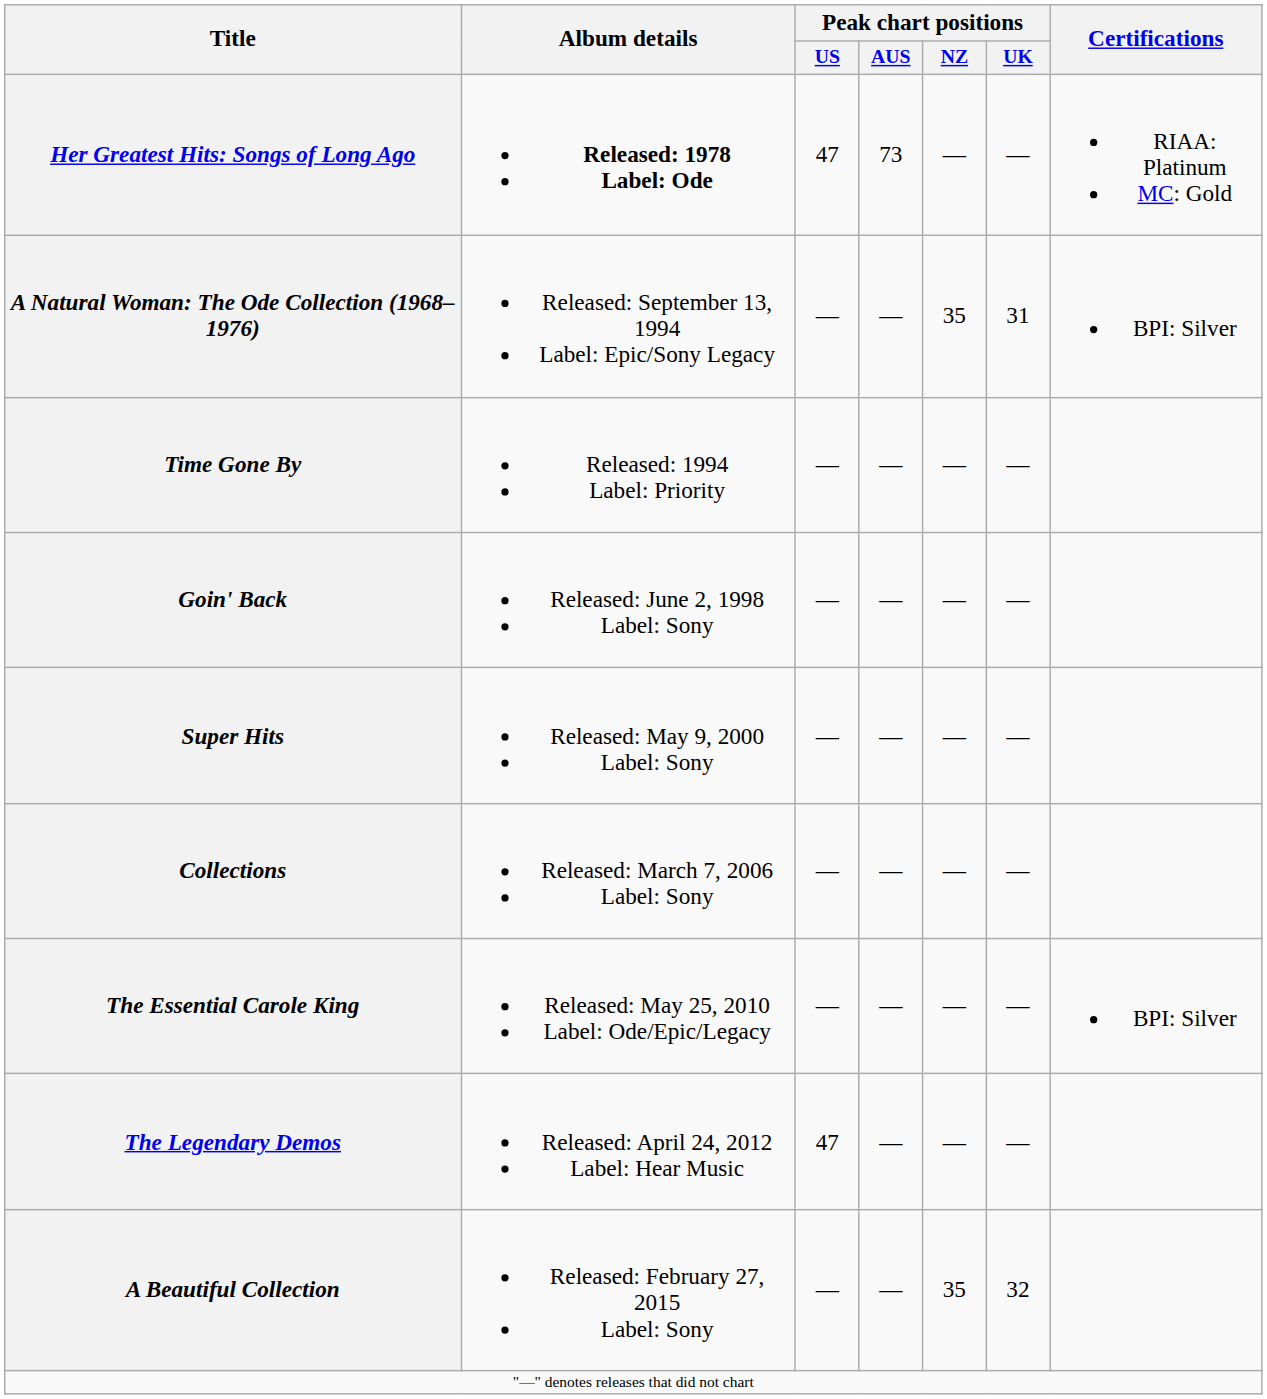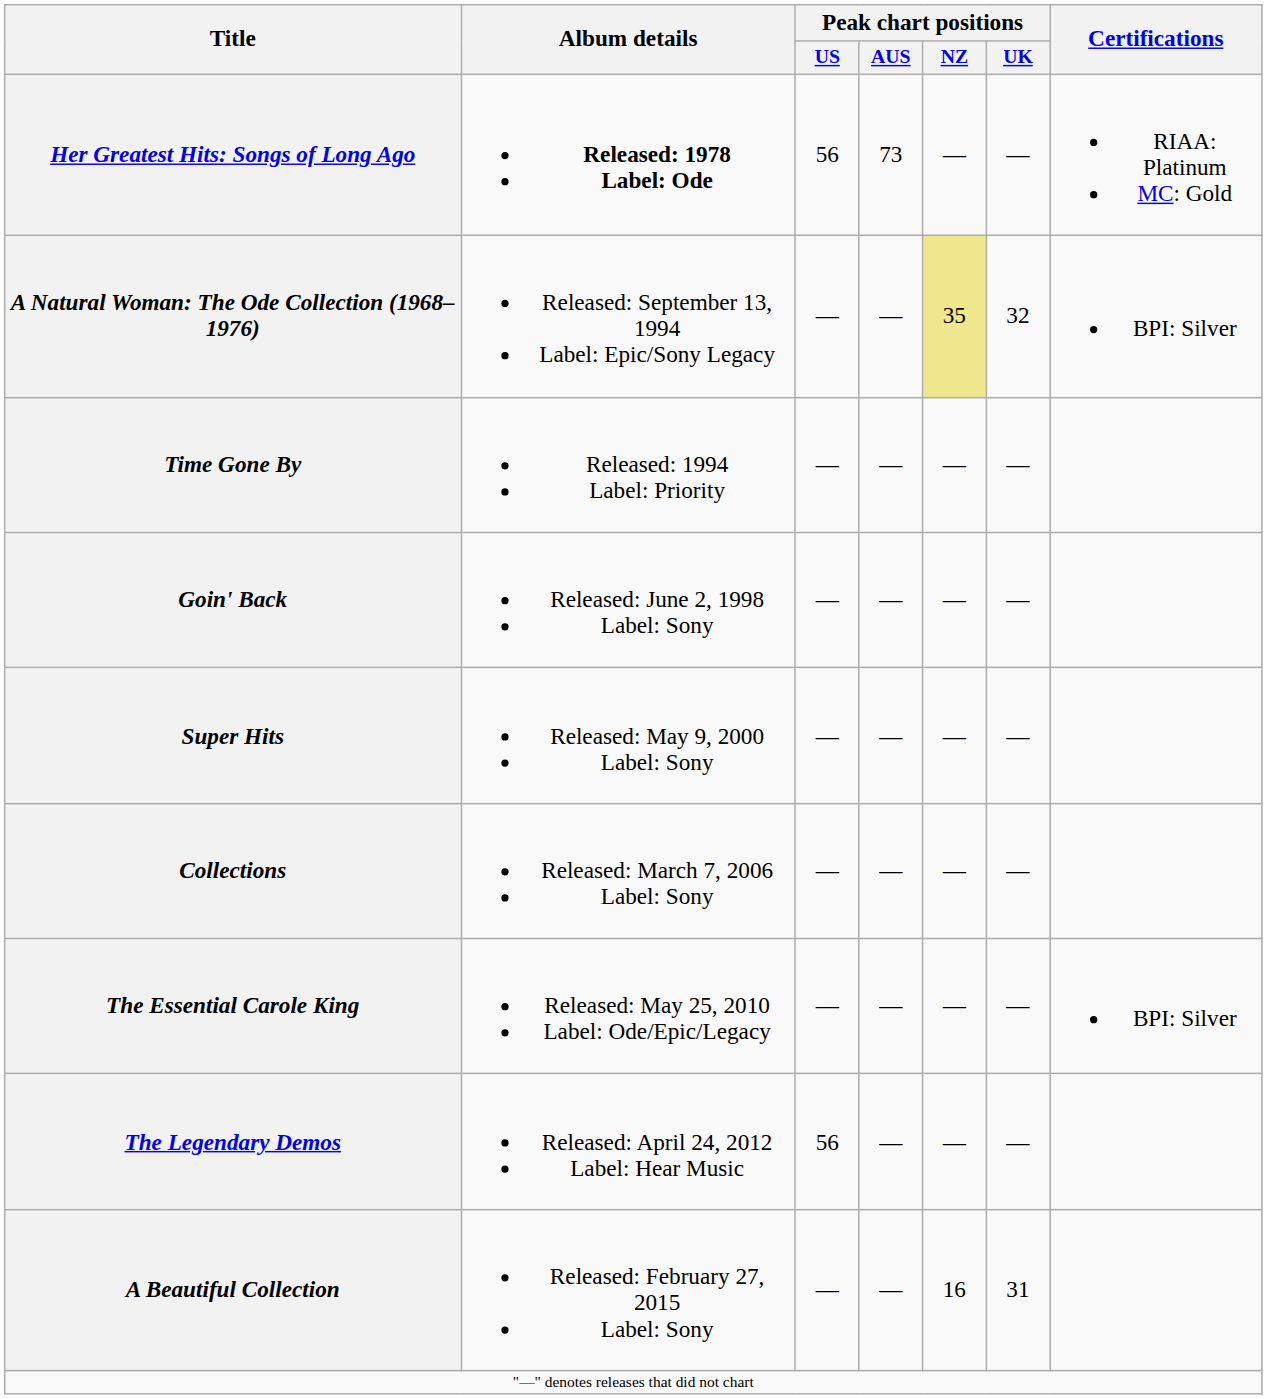(827, 154) 47 -> (827, 154) 56
(954, 316) no background -> (954, 316) khaki background
(1018, 316) 31 -> (1018, 316) 32
(827, 1141) 47 -> (827, 1141) 56
(954, 1289) 35 -> (954, 1289) 16
(1018, 1289) 32 -> (1018, 1289) 31
